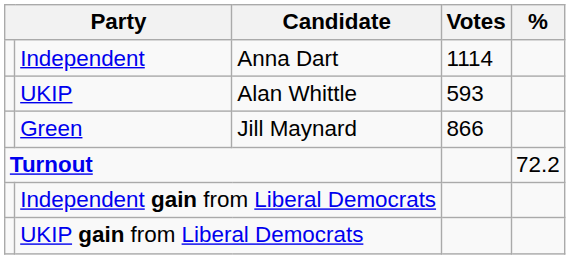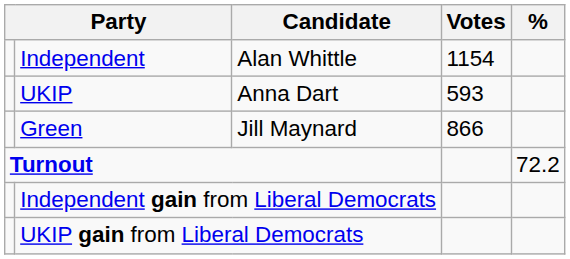(288, 57) Anna Dart -> (297, 57) Alan Whittle
(470, 57) 1114 -> (470, 57) 1154
(297, 93) Alan Whittle -> (288, 93) Anna Dart
